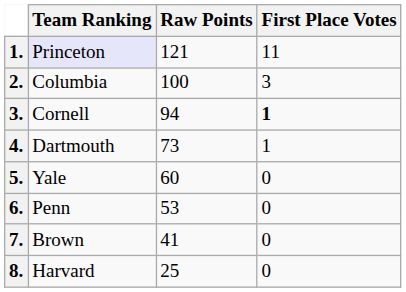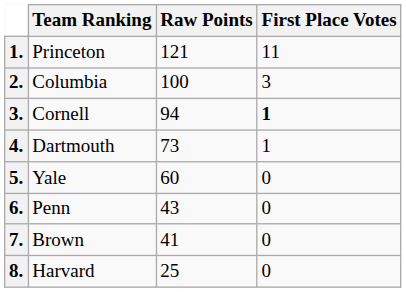(69, 51) lavender background -> (69, 51) no background
(170, 208) 53 -> (170, 208) 43
